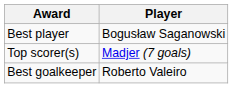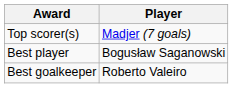rows swapped: (38, 33) <-> (43, 53)
